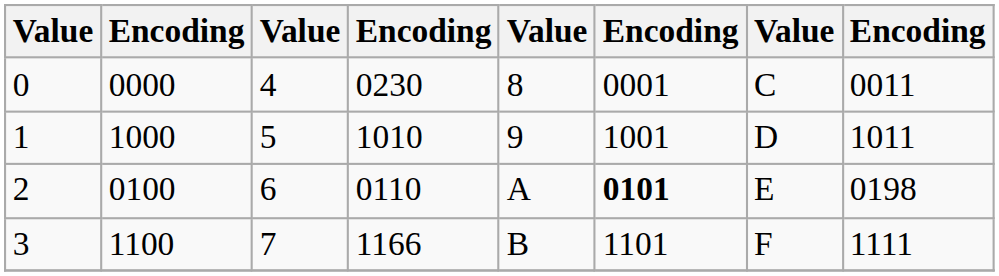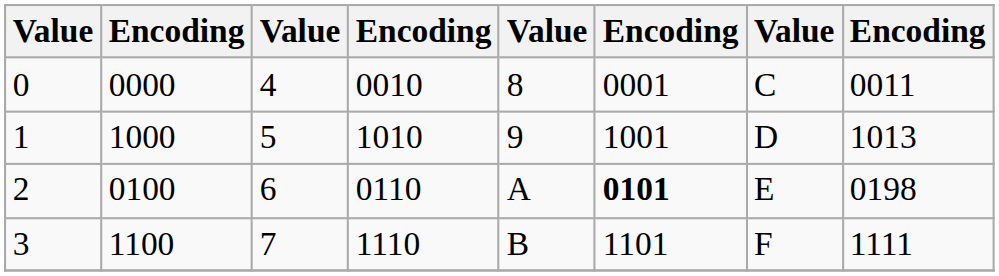(389, 84) 0230 -> (389, 84) 0010
(883, 137) 1011 -> (883, 137) 1013
(389, 243) 1166 -> (388, 243) 1110
